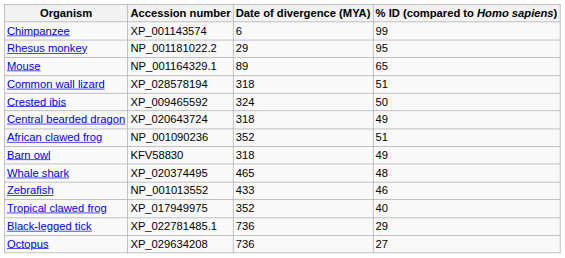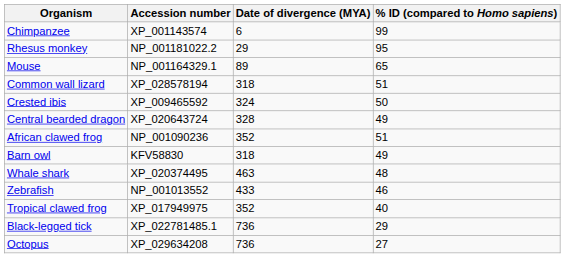(245, 119) 318 -> (245, 119) 328
(245, 173) 465 -> (245, 173) 463
